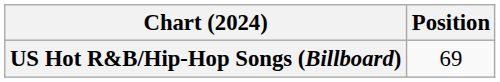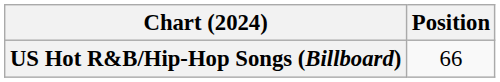(451, 58) 69 -> (451, 58) 66
